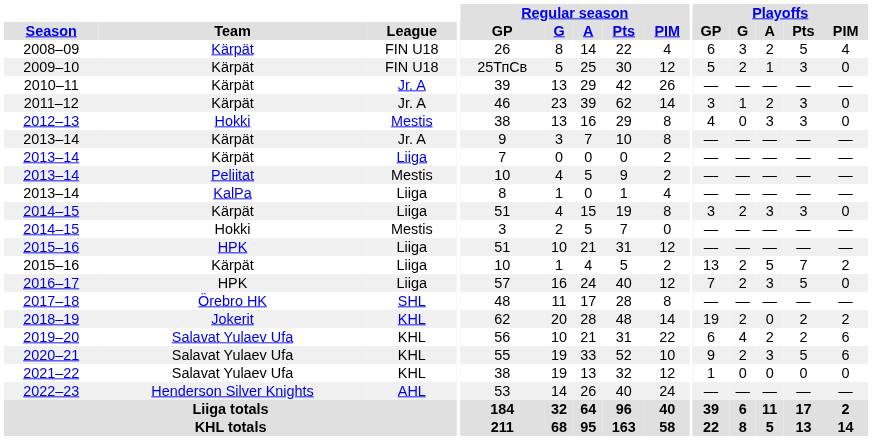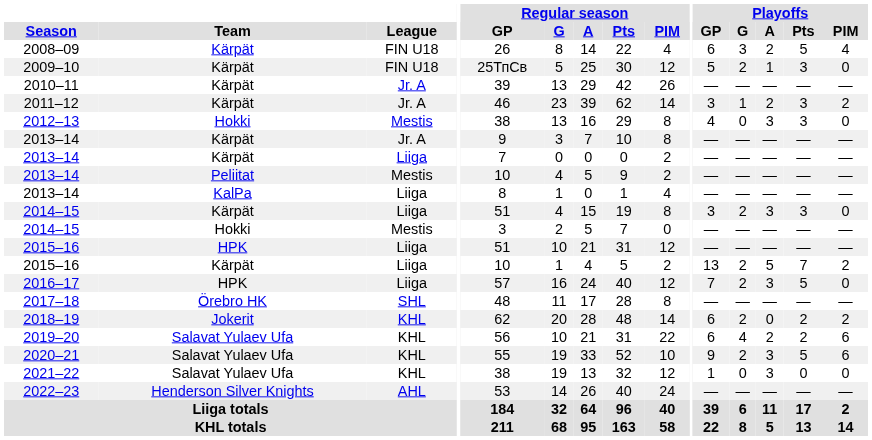(846, 103) 0 -> (846, 103) 2
(711, 319) 19 -> (711, 319) 6
(770, 373) 0 -> (770, 373) 3
